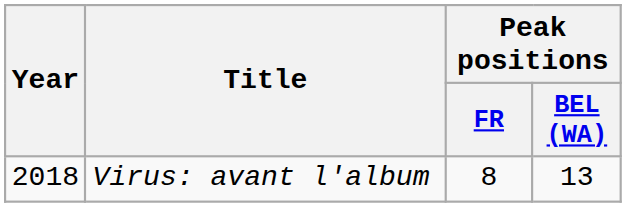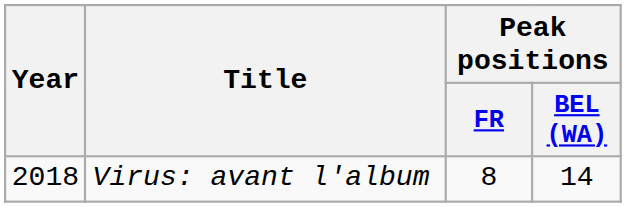(577, 179) 13 -> (577, 179) 14
